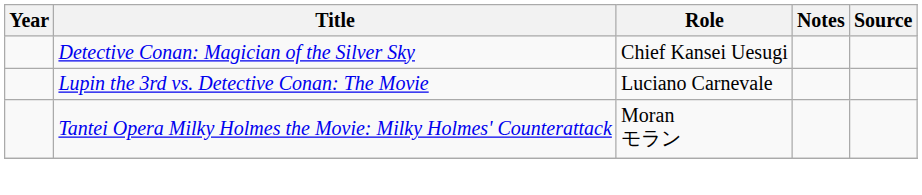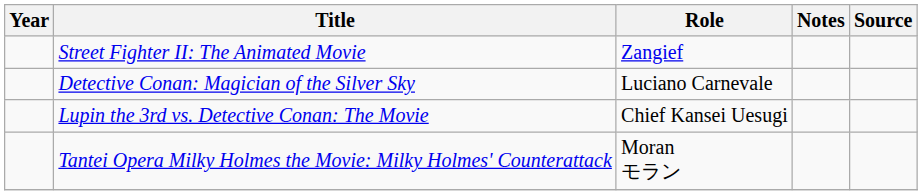+ row: (212, 52)
(704, 52) Chief Kansei Uesugi -> (697, 83) Luciano Carnevale
(697, 83) Luciano Carnevale -> (704, 115) Chief Kansei Uesugi
